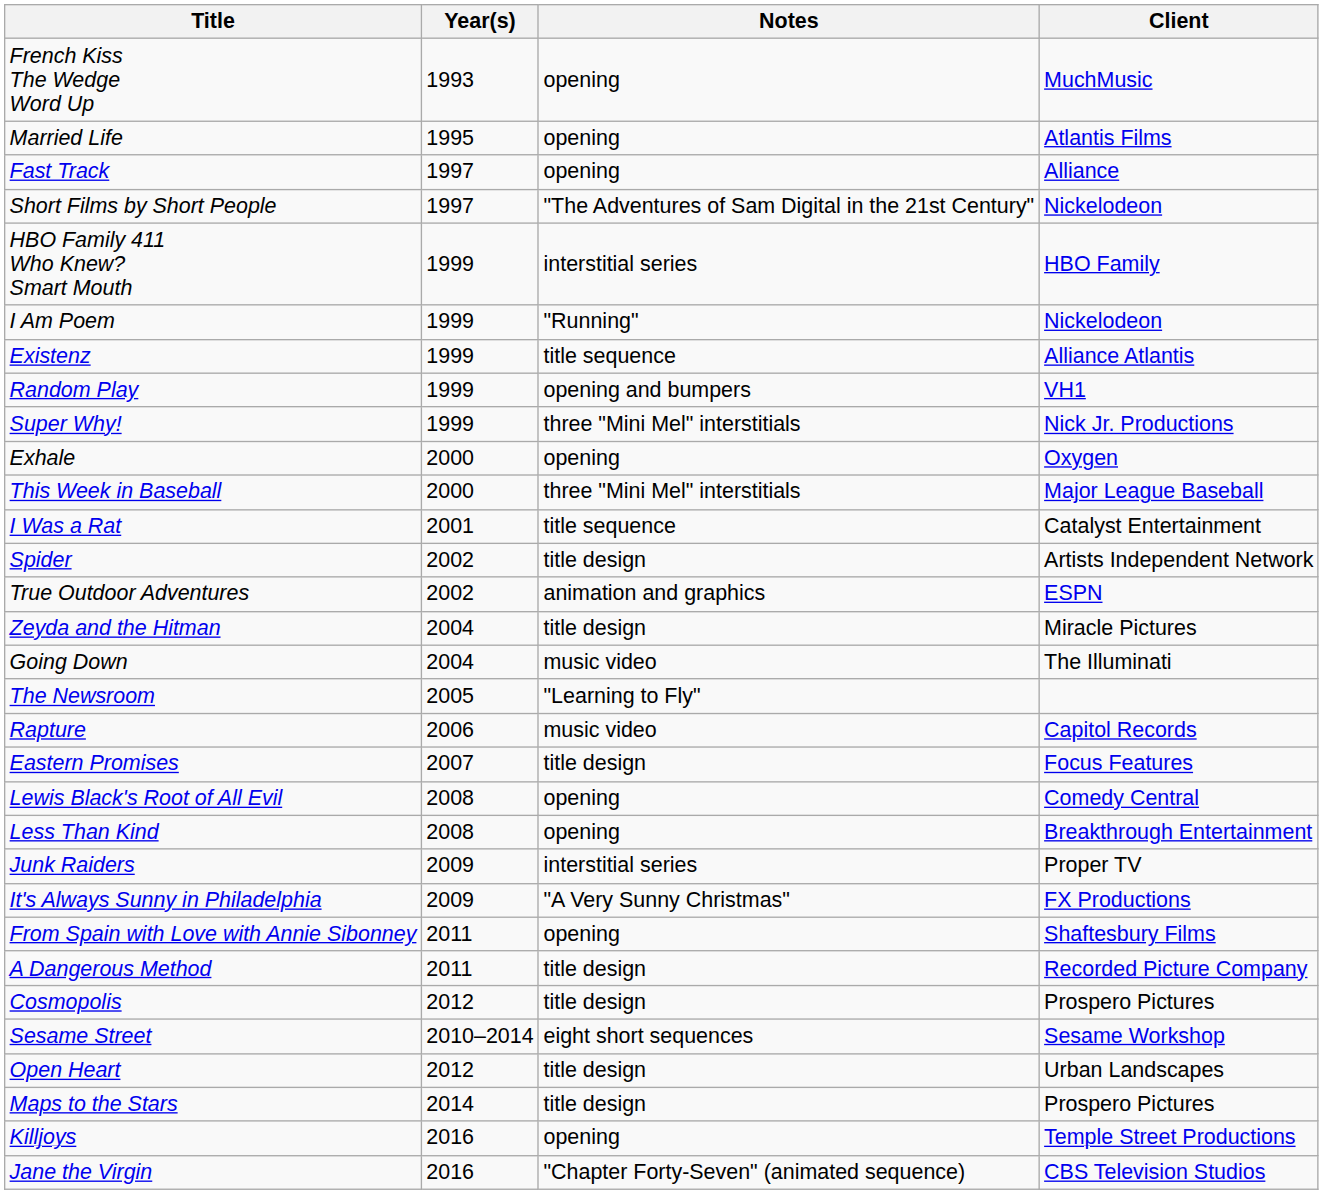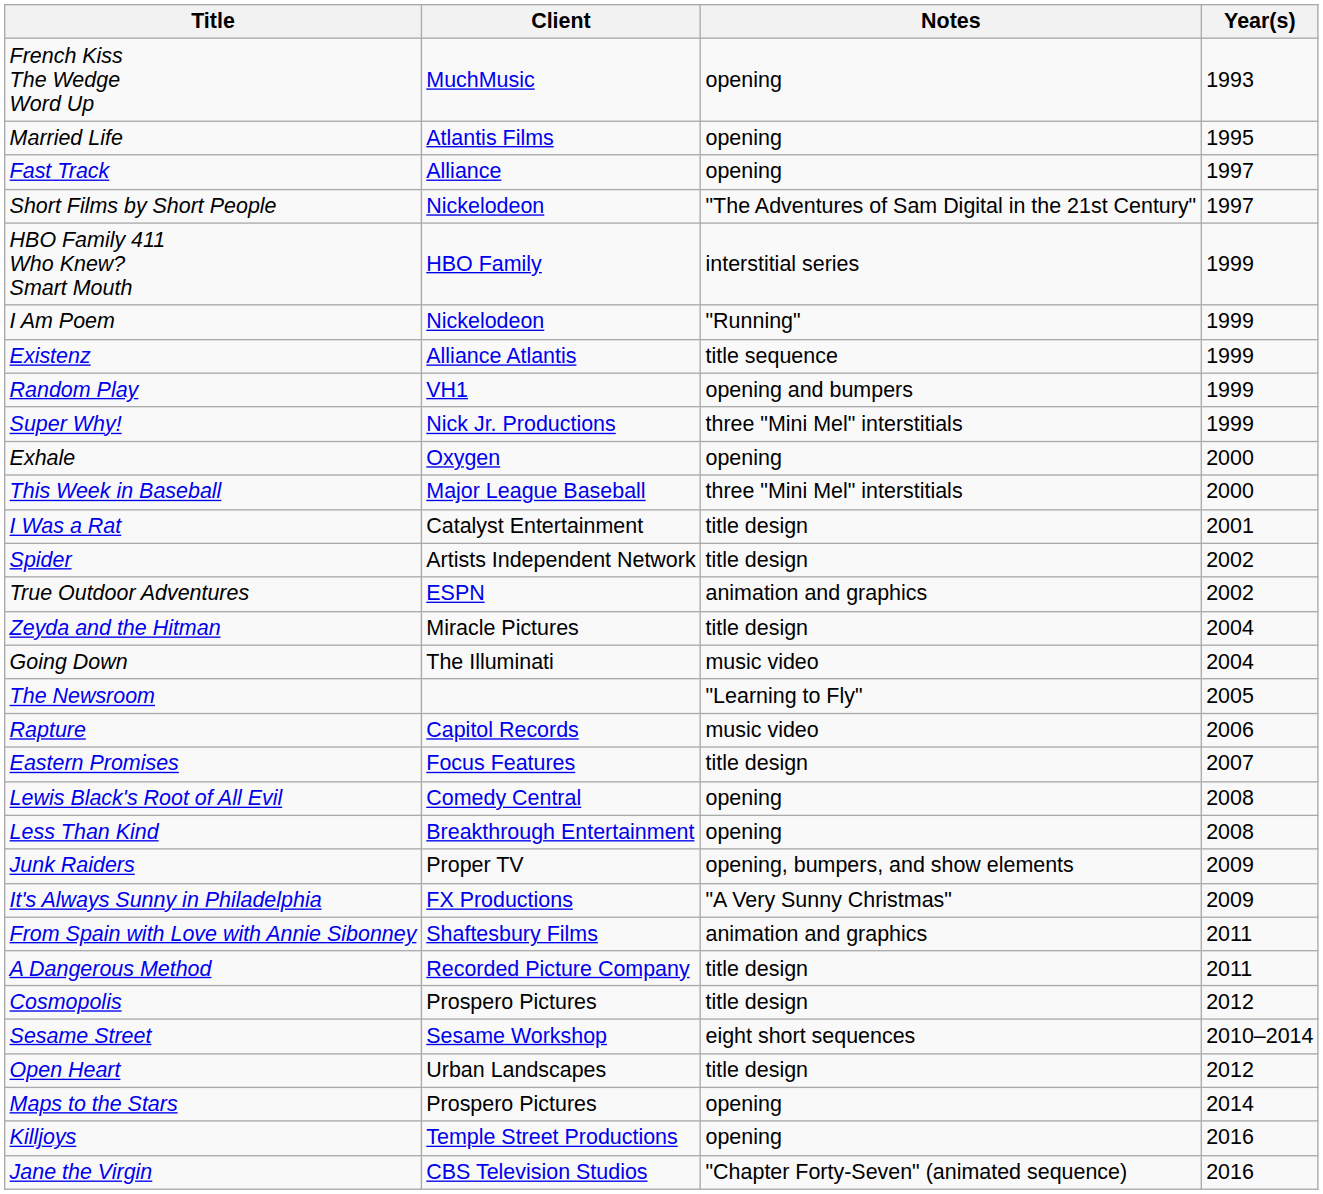columns swapped: (480, 21) <-> (1179, 21)
(610, 526) title sequence -> (757, 526) title design
(620, 866) interstitial series -> (890, 866) opening, bumpers, and show elements
(582, 934) opening -> (816, 934) animation and graphics
(595, 1104) title design -> (744, 1104) opening
